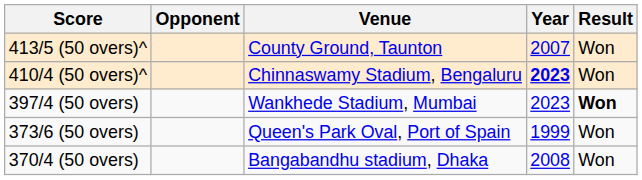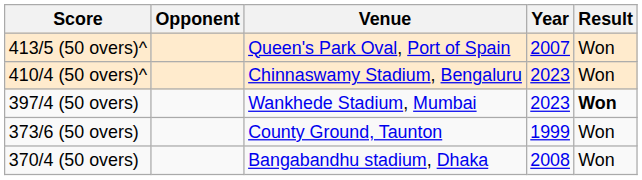(345, 47) County Ground, Taunton -> (379, 47) Queen's Park Oval, Port of Spain
(550, 76) bold -> (550, 76) normal
(379, 132) Queen's Park Oval, Port of Spain -> (345, 132) County Ground, Taunton
